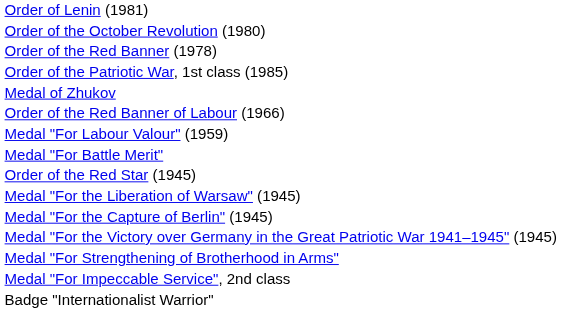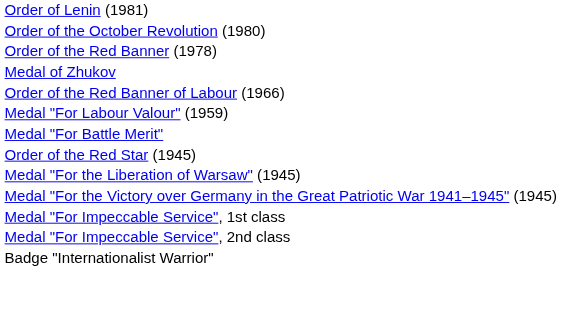- row: (146, 72)
- row: (139, 217)
- row: (172, 258)
+ row: (145, 217)
